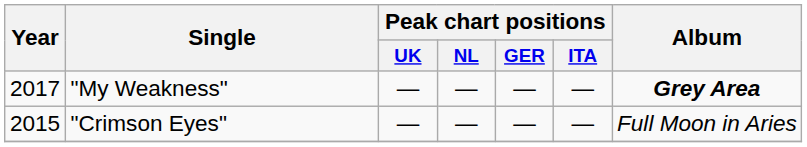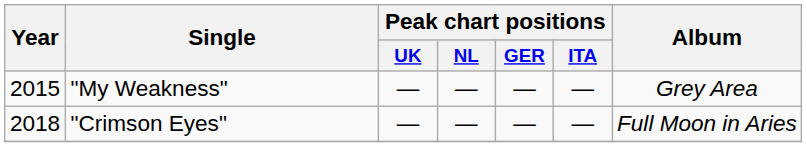(35, 88) 2017 -> (35, 88) 2015
(707, 88) bold -> (707, 88) normal
(35, 123) 2015 -> (35, 123) 2018
